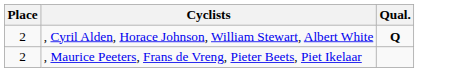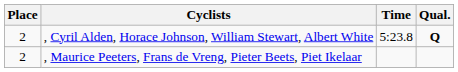+ column: (396, 15)
